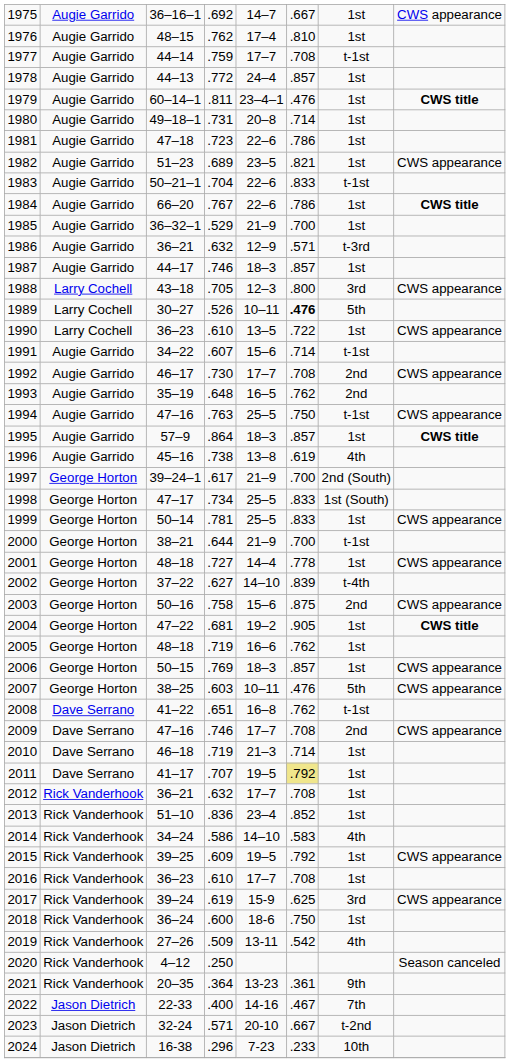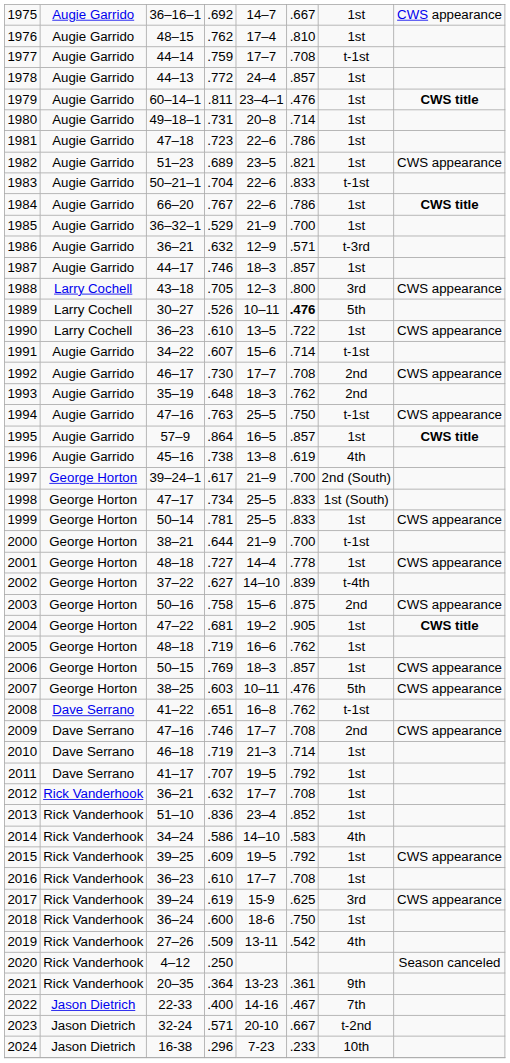(261, 394) 16–5 -> (261, 394) 18–3
(261, 436) 18–3 -> (261, 436) 16–5
(303, 773) khaki background -> (303, 773) no background
